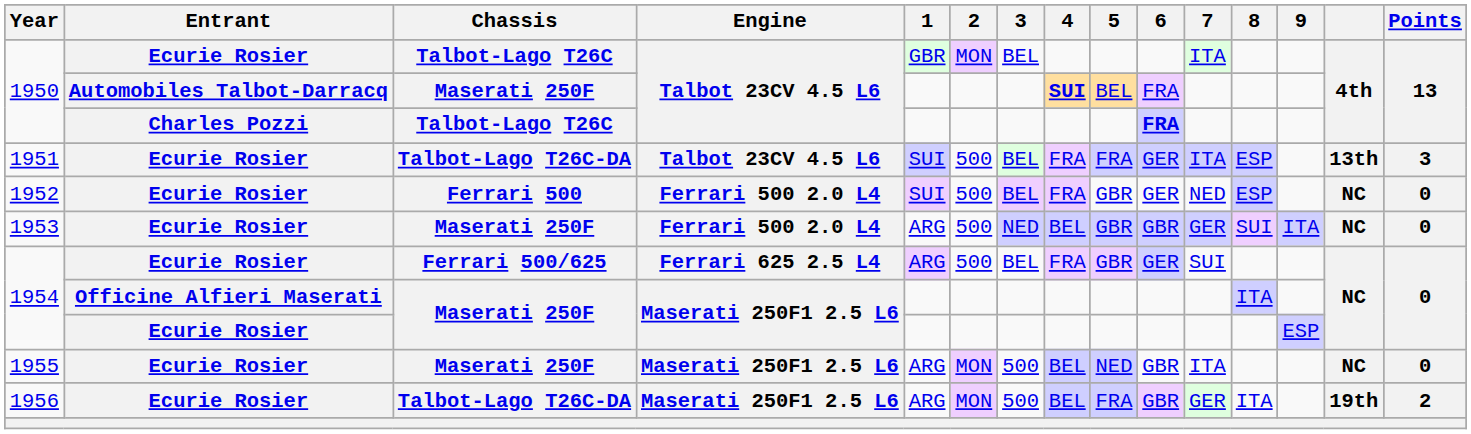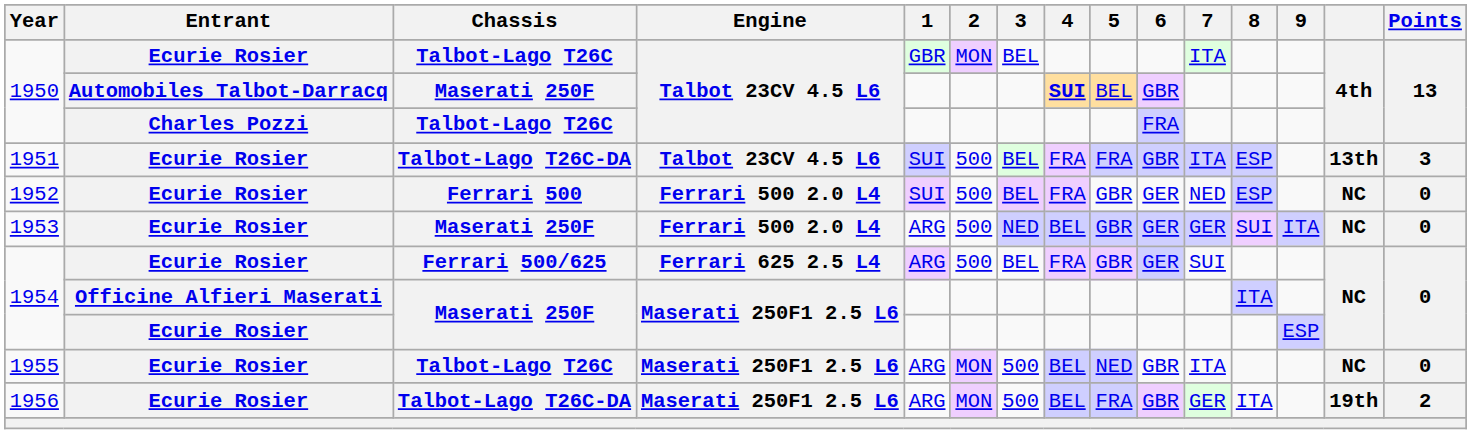(1161, 91) FRA -> (1161, 91) GBR
(1161, 125) bold -> (1161, 125) normal
(1161, 159) GER -> (1161, 159) GBR
(1161, 228) GBR -> (1161, 228) GER
(514, 366) Maserati 250F -> (514, 366) Talbot-Lago T26C
